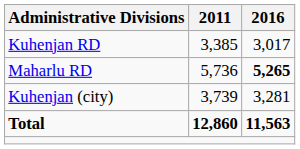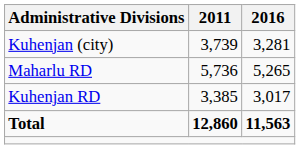rows swapped: (54, 44) <-> (61, 96)
(272, 70) bold -> (272, 70) normal
